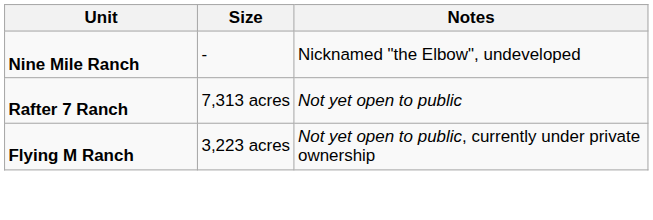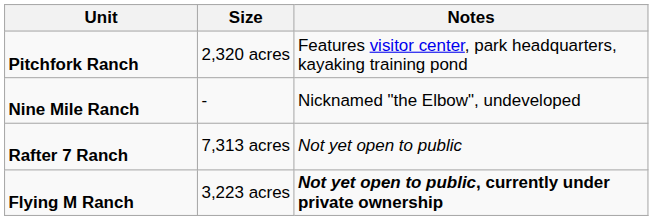+ row: (73, 63)
(469, 146) normal -> (454, 192) bold
